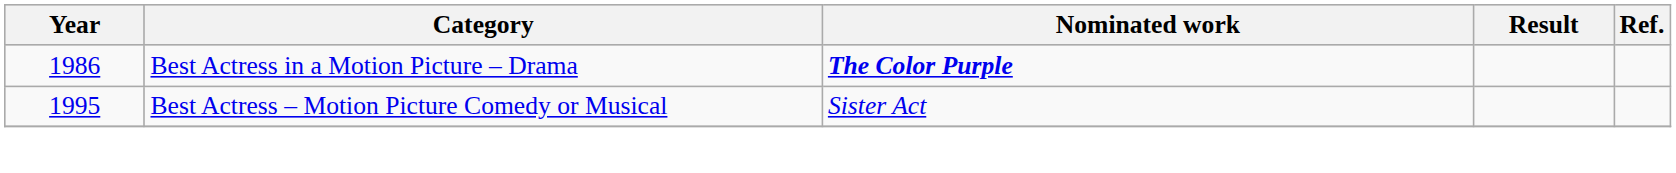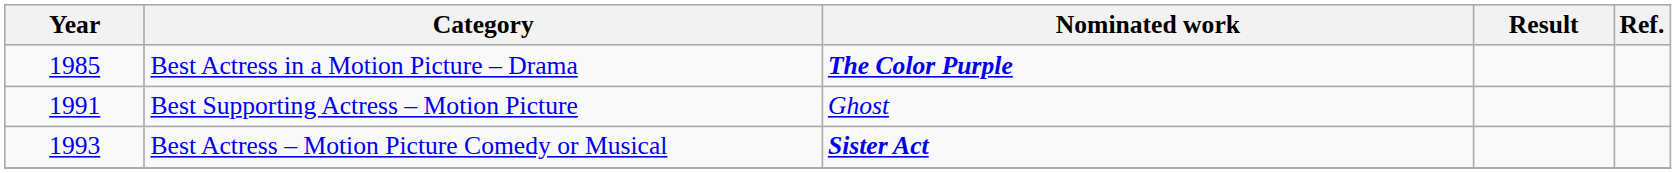(75, 65) 1986 -> (75, 65) 1985
+ row: (364, 106)
(75, 106) 1995 -> (75, 146) 1993
(877, 106) normal -> (878, 146) bold
